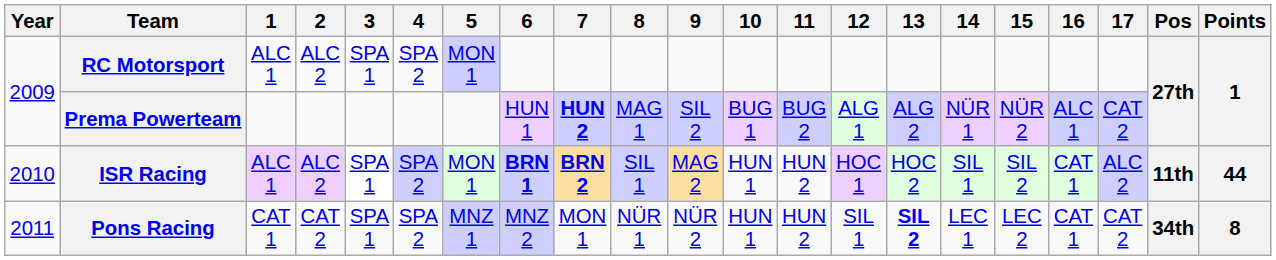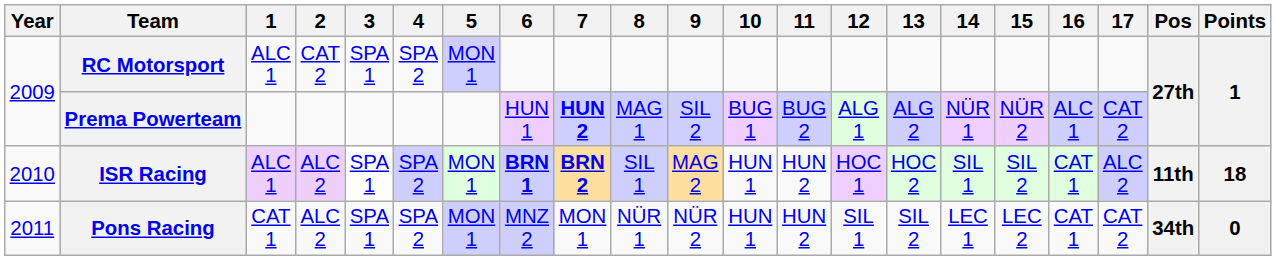(320, 64) ALC 2 -> (320, 64) CAT 2
(1235, 173) 44 -> (1235, 173) 18
(320, 228) CAT 2 -> (320, 228) ALC 2
(471, 228) MNZ 1 -> (471, 228) MON 1
(914, 228) bold -> (914, 228) normal
(1235, 228) 8 -> (1235, 228) 0
